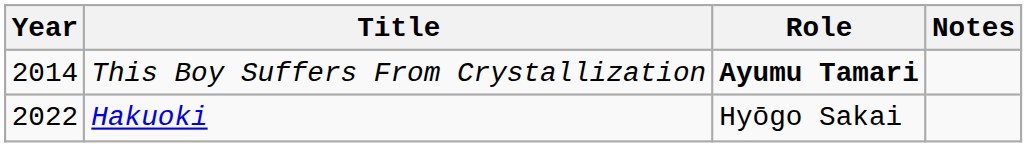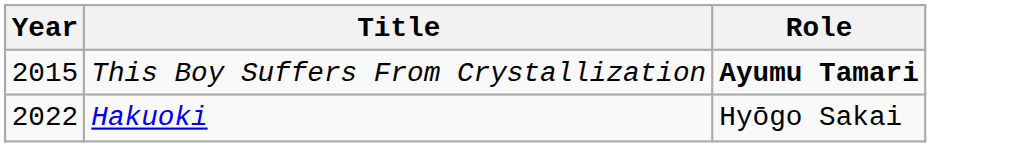- column: (973, 28)
(45, 73) 2014 -> (45, 73) 2015
